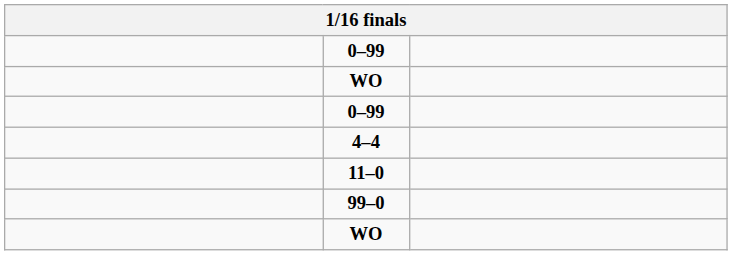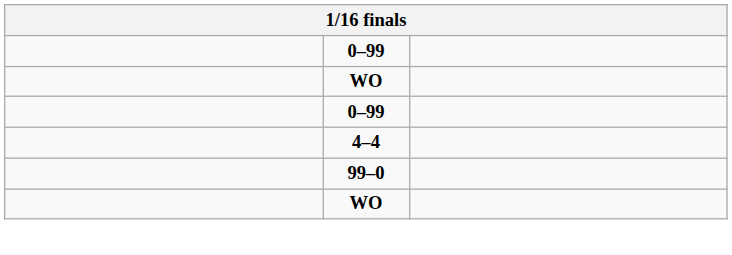- row: (164, 174)
